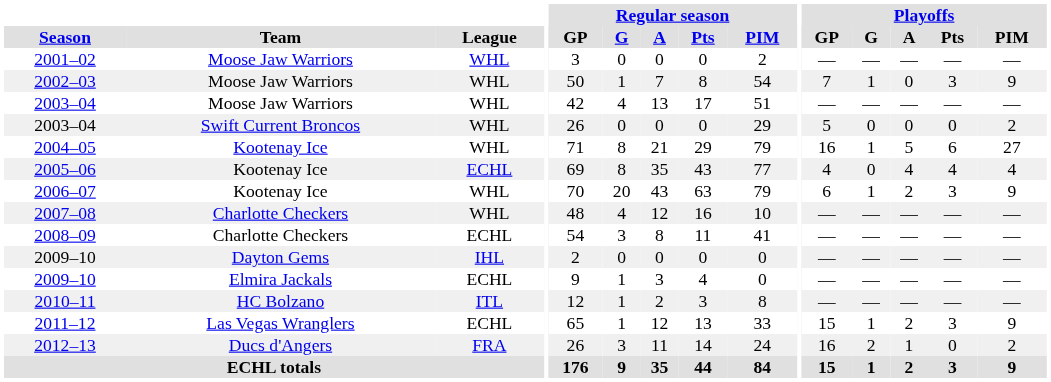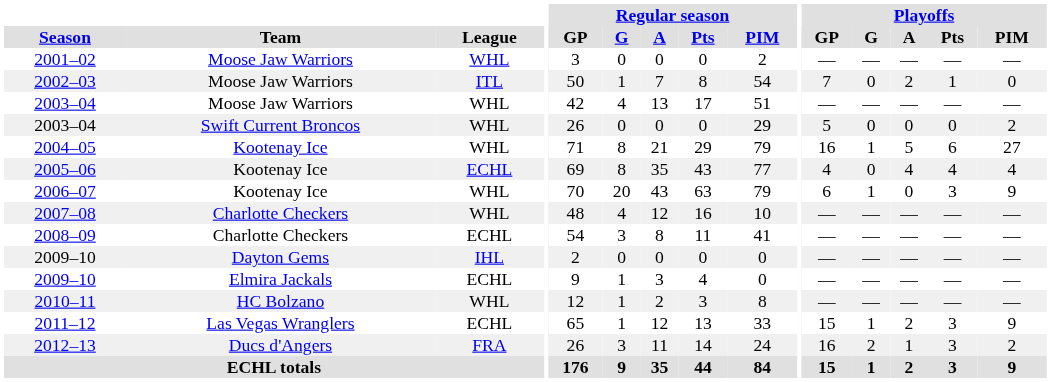(489, 80) WHL -> (489, 80) ITL
(871, 80) 1 -> (871, 80) 0
(909, 80) 0 -> (909, 80) 2
(952, 80) 3 -> (952, 80) 1
(1012, 80) 9 -> (1012, 80) 0
(909, 190) 2 -> (909, 190) 0
(489, 300) ITL -> (489, 300) WHL
(952, 344) 0 -> (952, 344) 3
